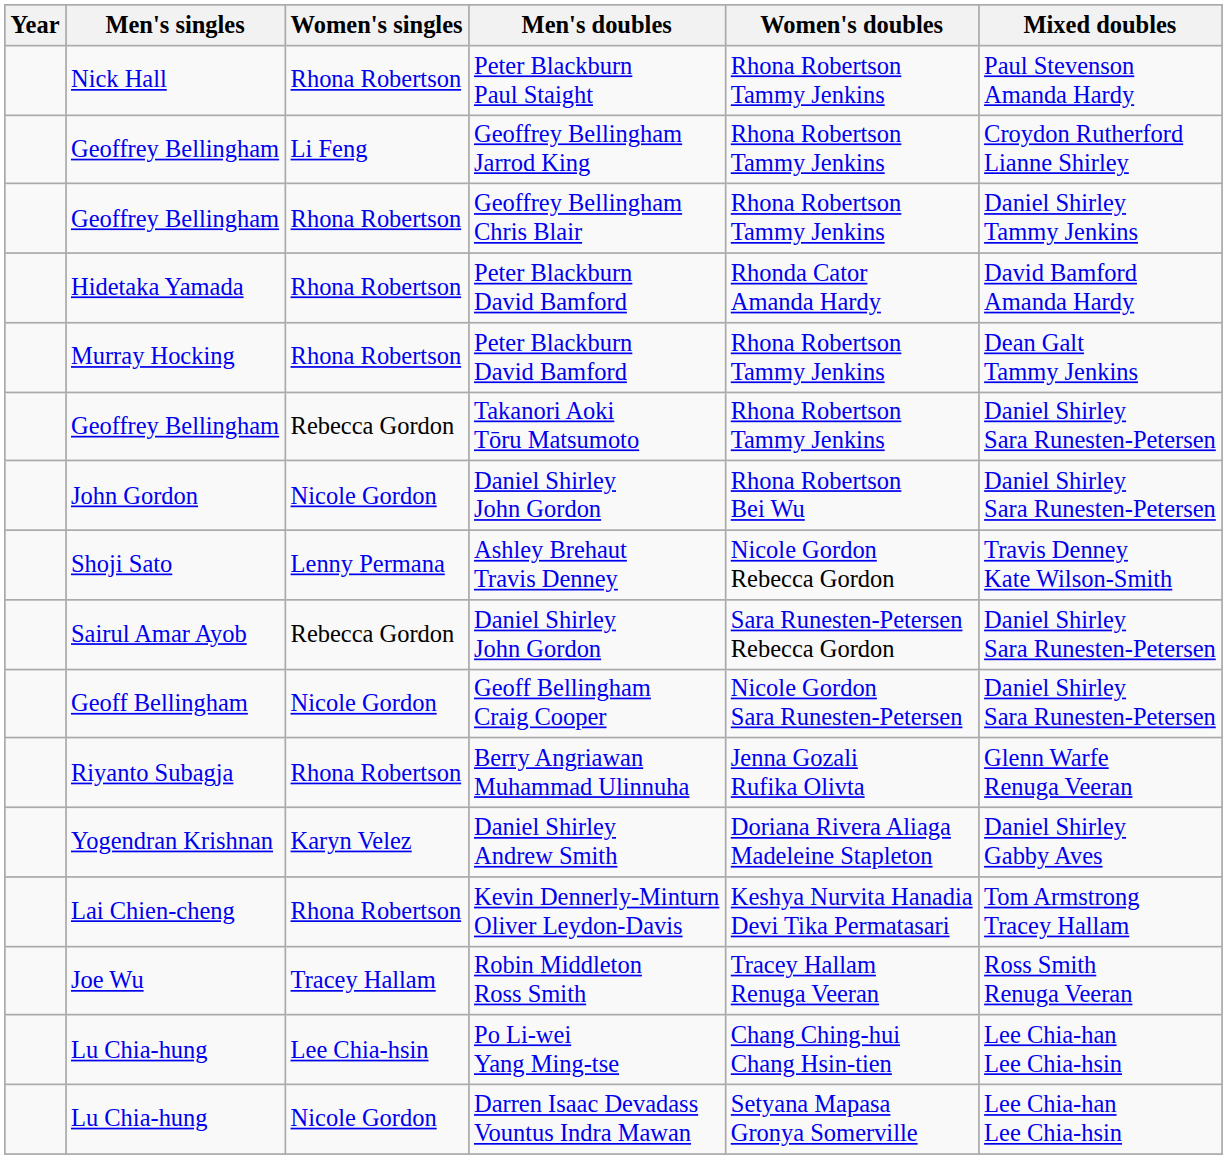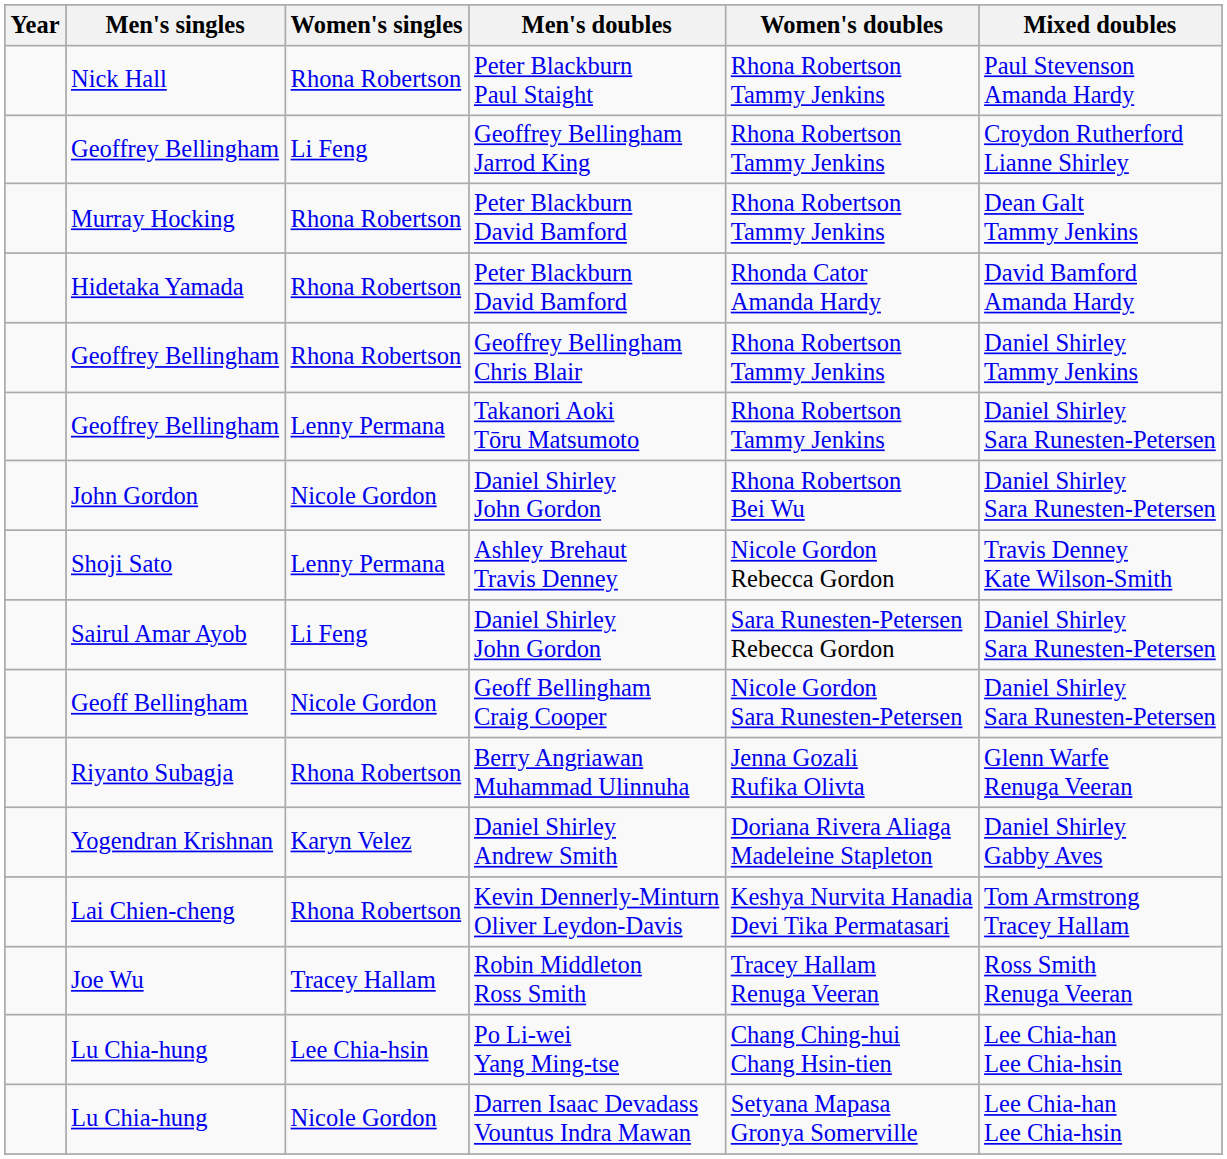rows swapped: (153, 357) <-> (175, 218)
(372, 426) Rebecca Gordon -> (368, 426) Lenny Permana
(372, 634) Rebecca Gordon -> (329, 634) Li Feng
